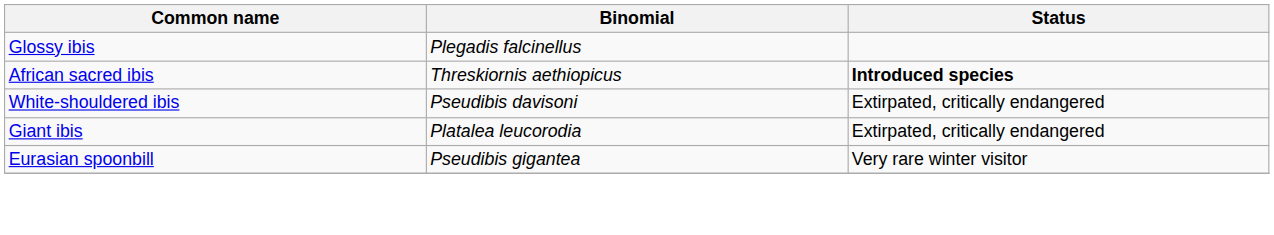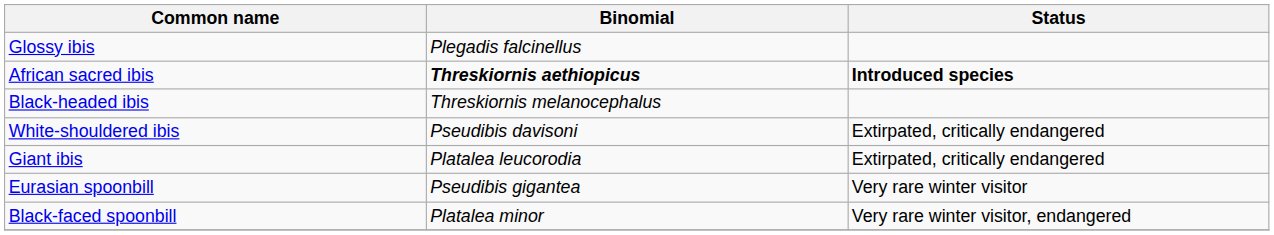(526, 74) normal -> (535, 74) bold
+ row: (79, 103)
+ row: (93, 215)
